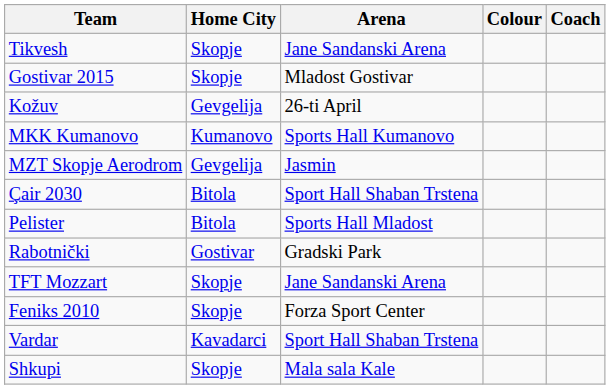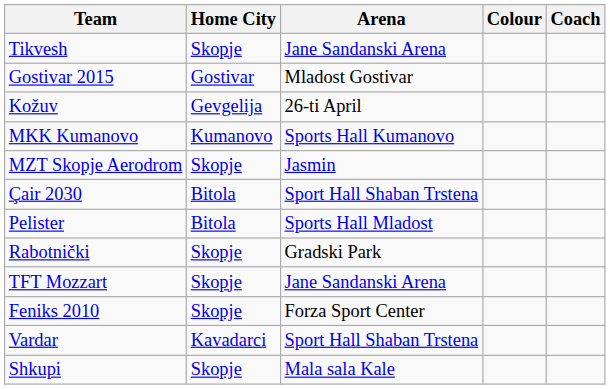(216, 77) Skopje -> (222, 77) Gostivar
(226, 164) Gevgelija -> (216, 164) Skopje
(222, 252) Gostivar -> (216, 252) Skopje
